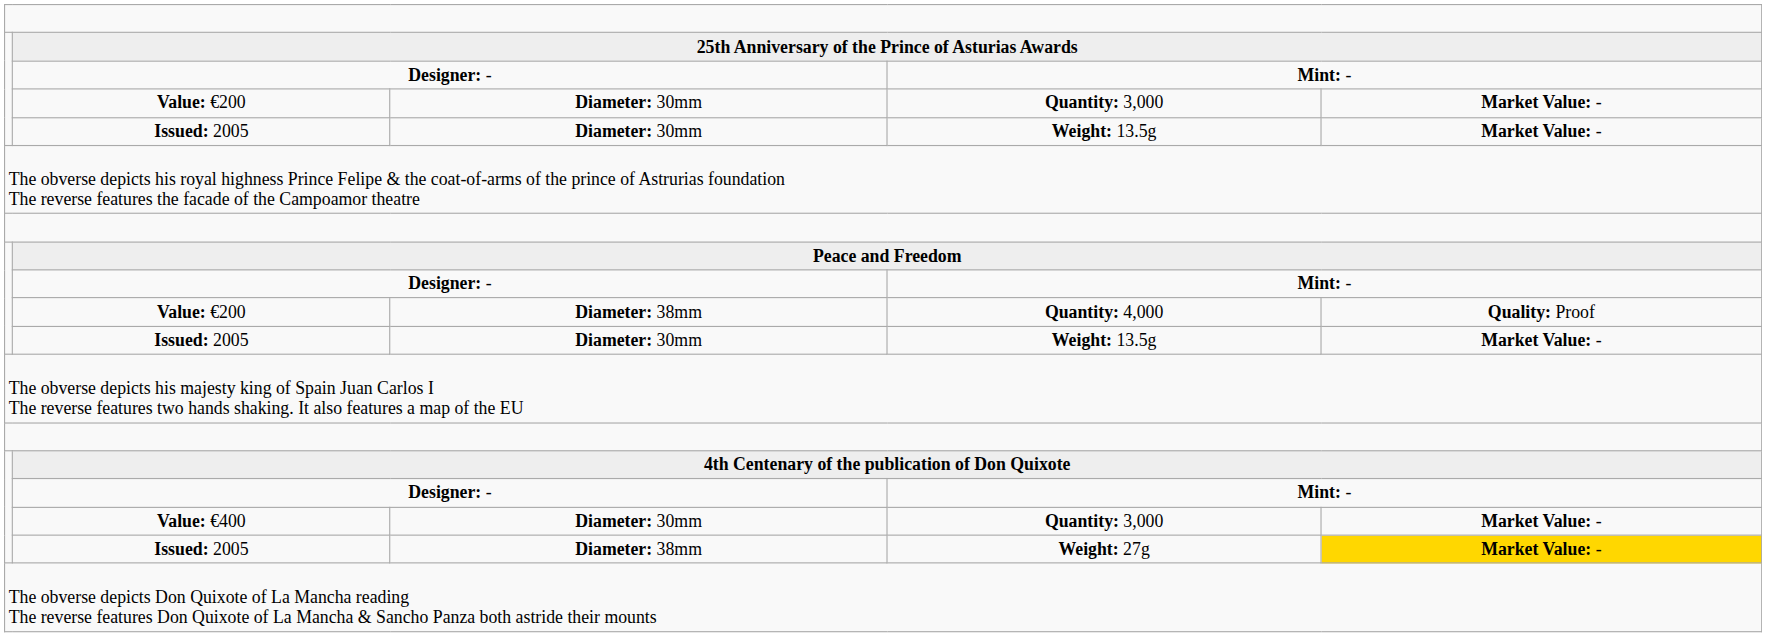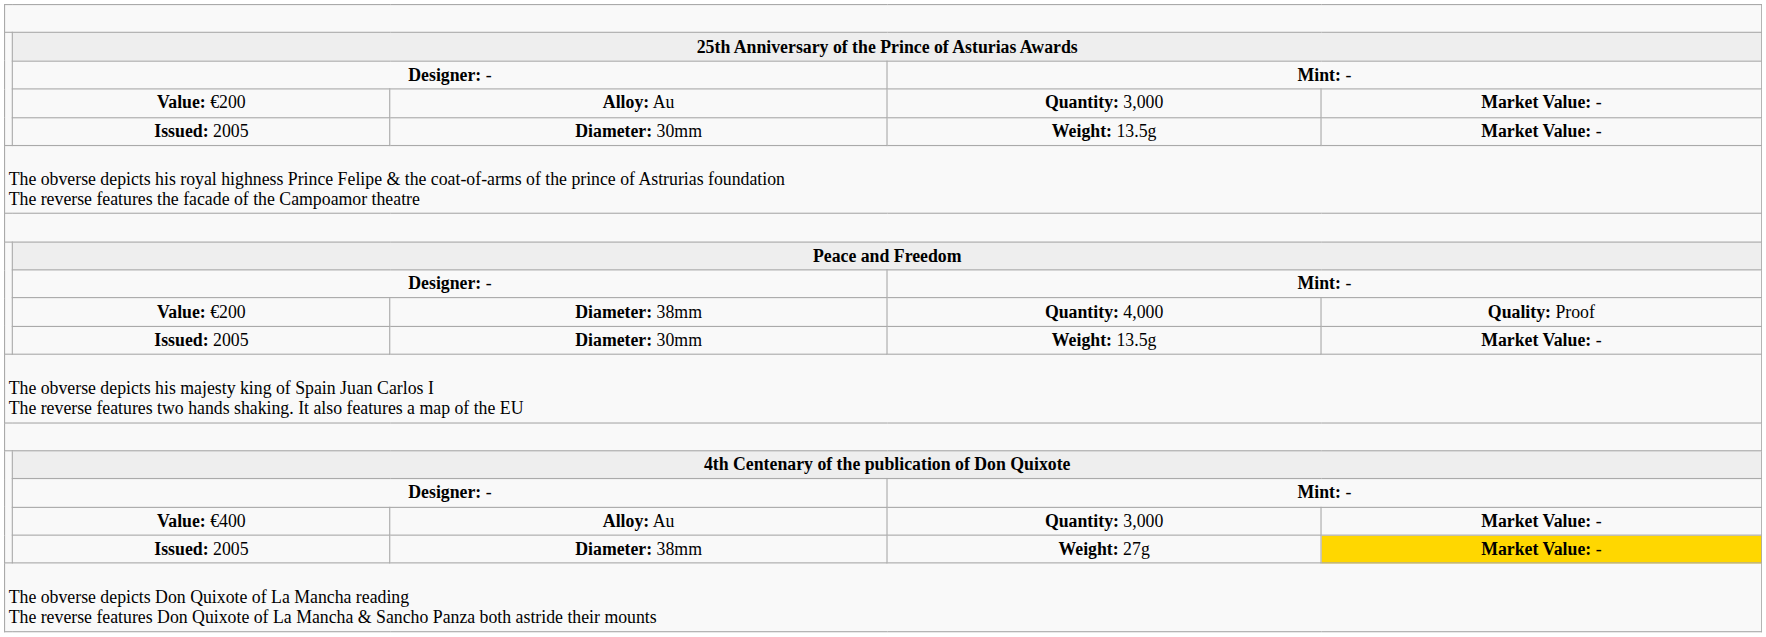(639, 103) Diameter: 30mm -> (639, 103) Alloy: Au
(639, 520) Diameter: 30mm -> (639, 520) Alloy: Au
